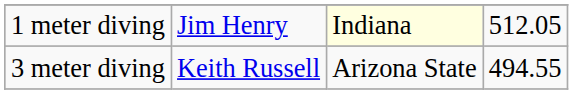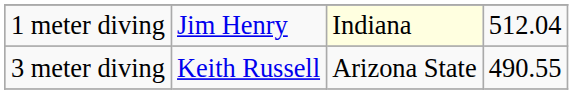(525, 25) 512.05 -> (525, 25) 512.04
(525, 67) 494.55 -> (525, 67) 490.55
